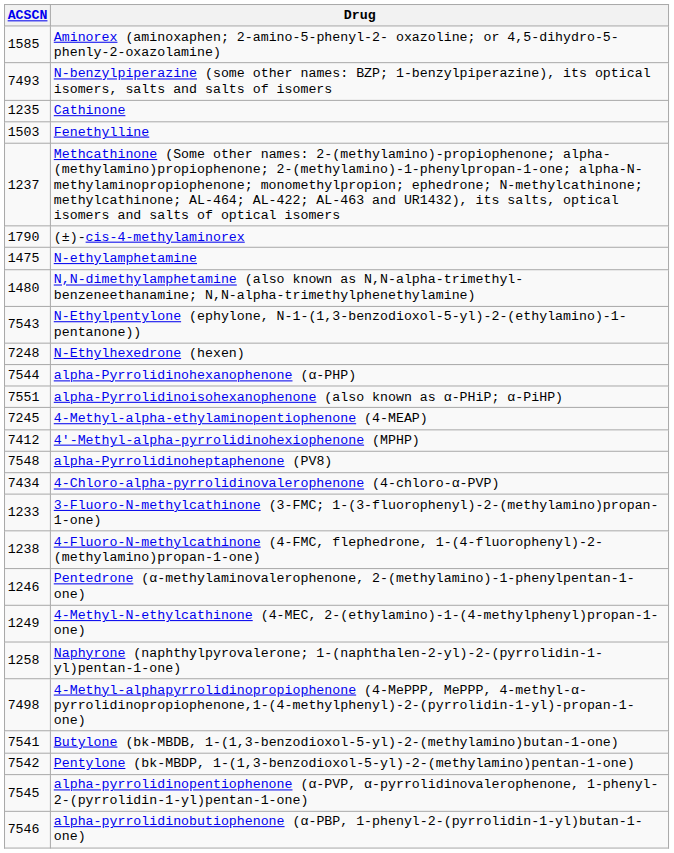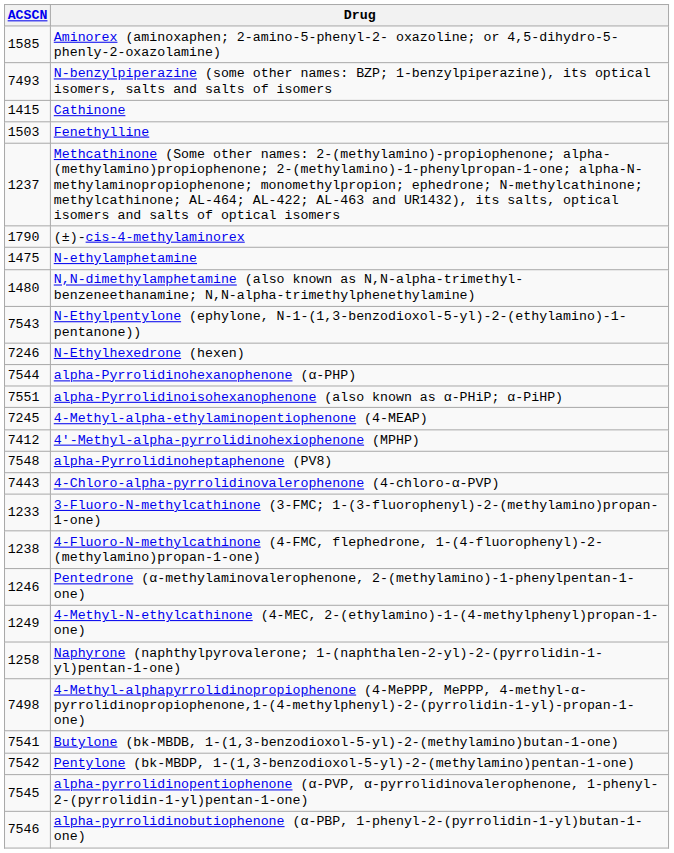(24, 111) 1235 -> (24, 111) 1415
(24, 354) 7248 -> (24, 354) 7246
(24, 483) 7434 -> (24, 483) 7443
